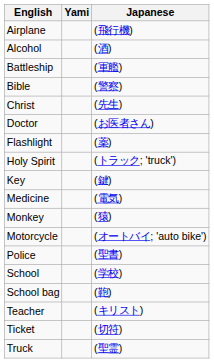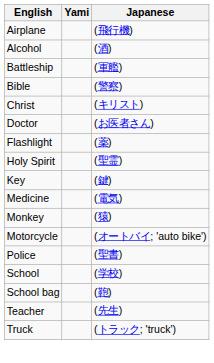(108, 105) (先生) -> (119, 105) (キリスト)
(135, 161) (トラック; 'truck') -> (108, 161) (聖霊)
(119, 311) (キリスト) -> (108, 311) (先生)
- row: (21, 330)
(108, 348) (聖霊) -> (135, 329) (トラック; 'truck')
